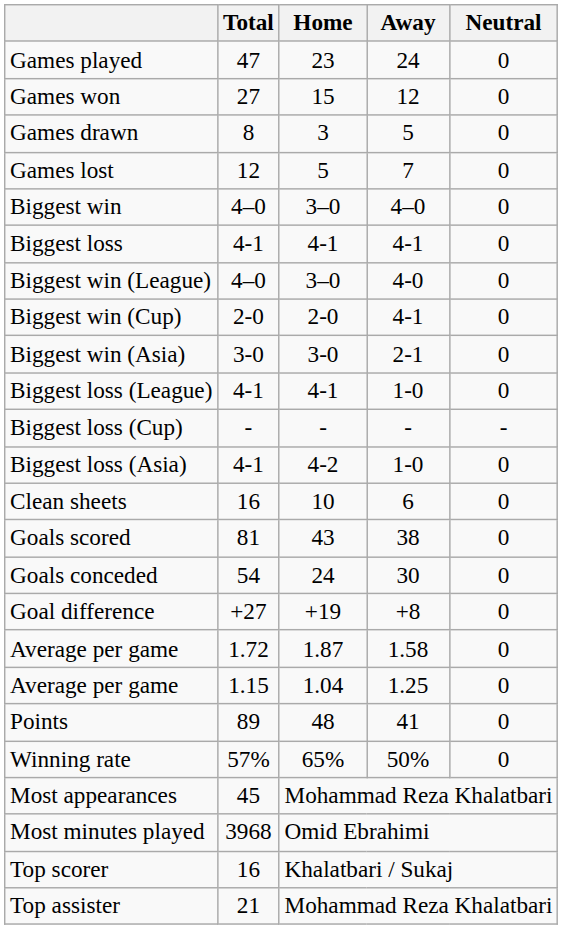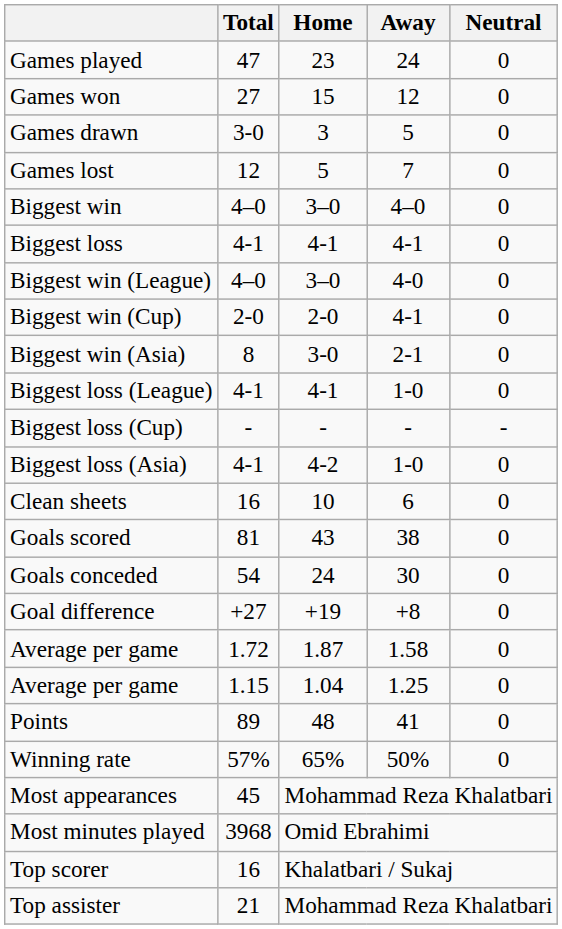(248, 133) 8 -> (248, 133) 3-0
(248, 354) 3-0 -> (248, 354) 8
